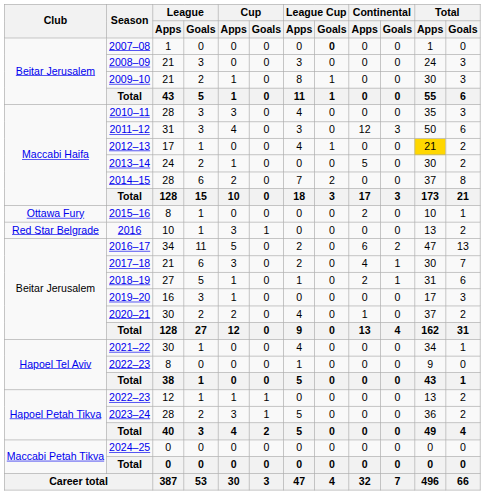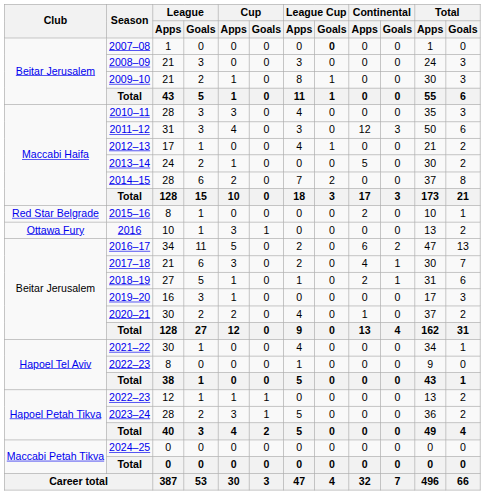(430, 146) gold background -> (430, 146) no background
(55, 213) Ottawa Fury -> (55, 213) Red Star Belgrade
(55, 230) Red Star Belgrade -> (55, 230) Ottawa Fury
